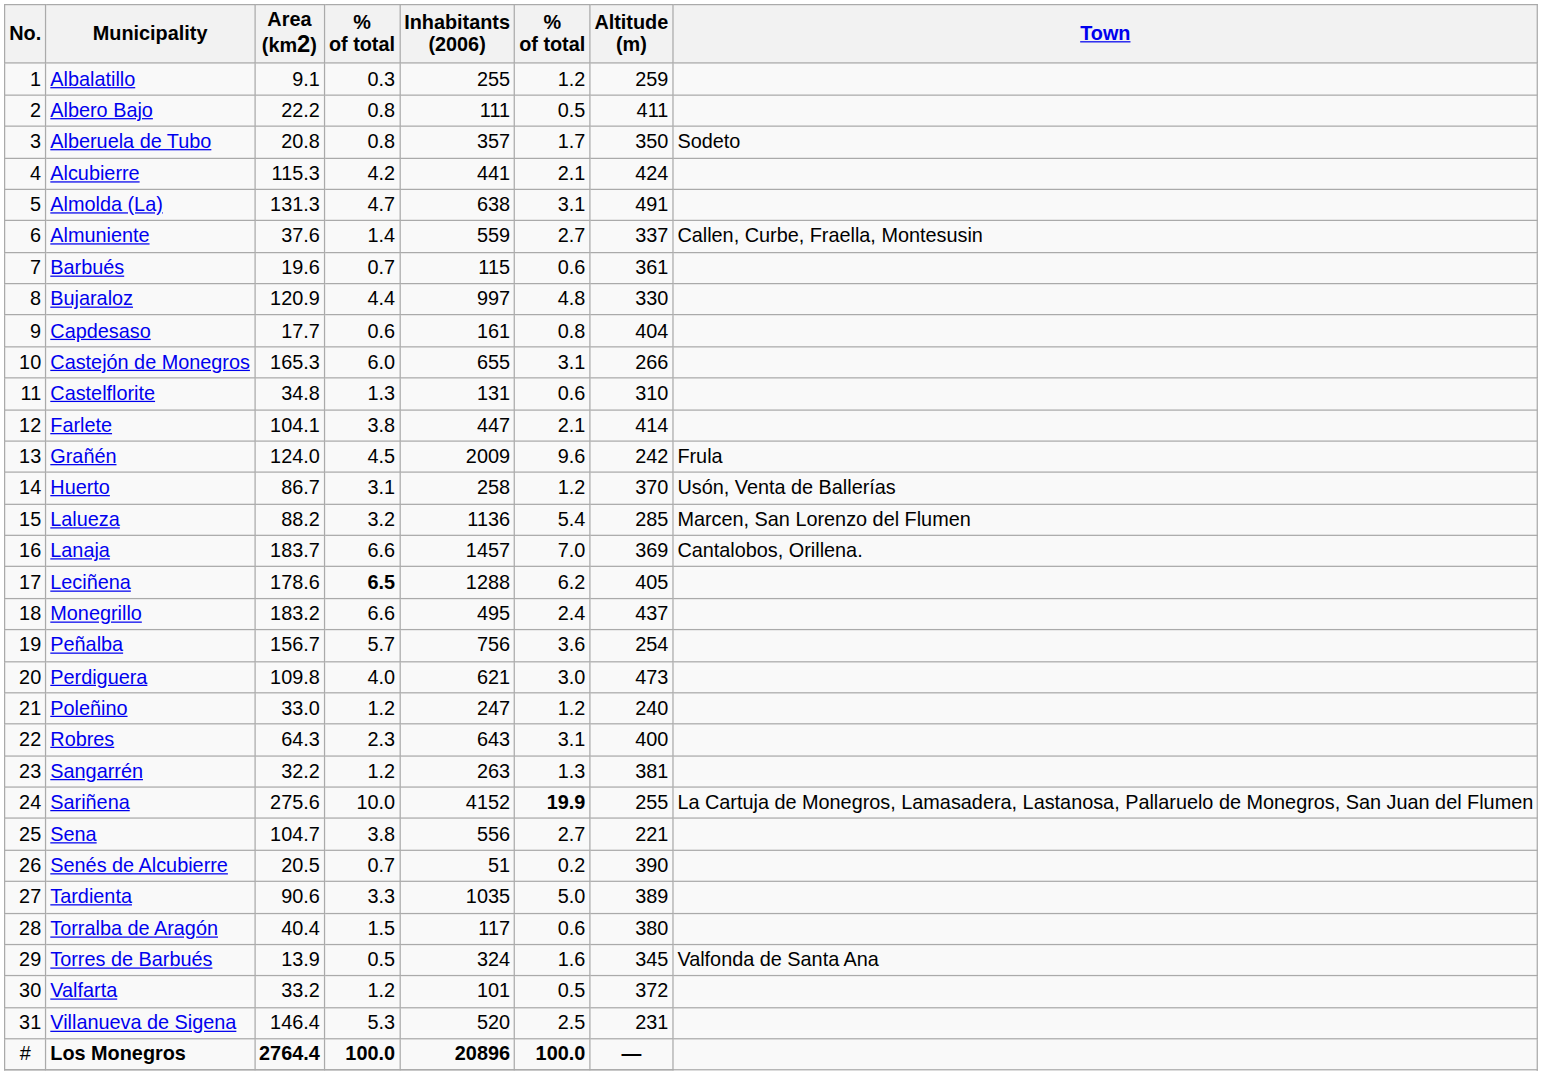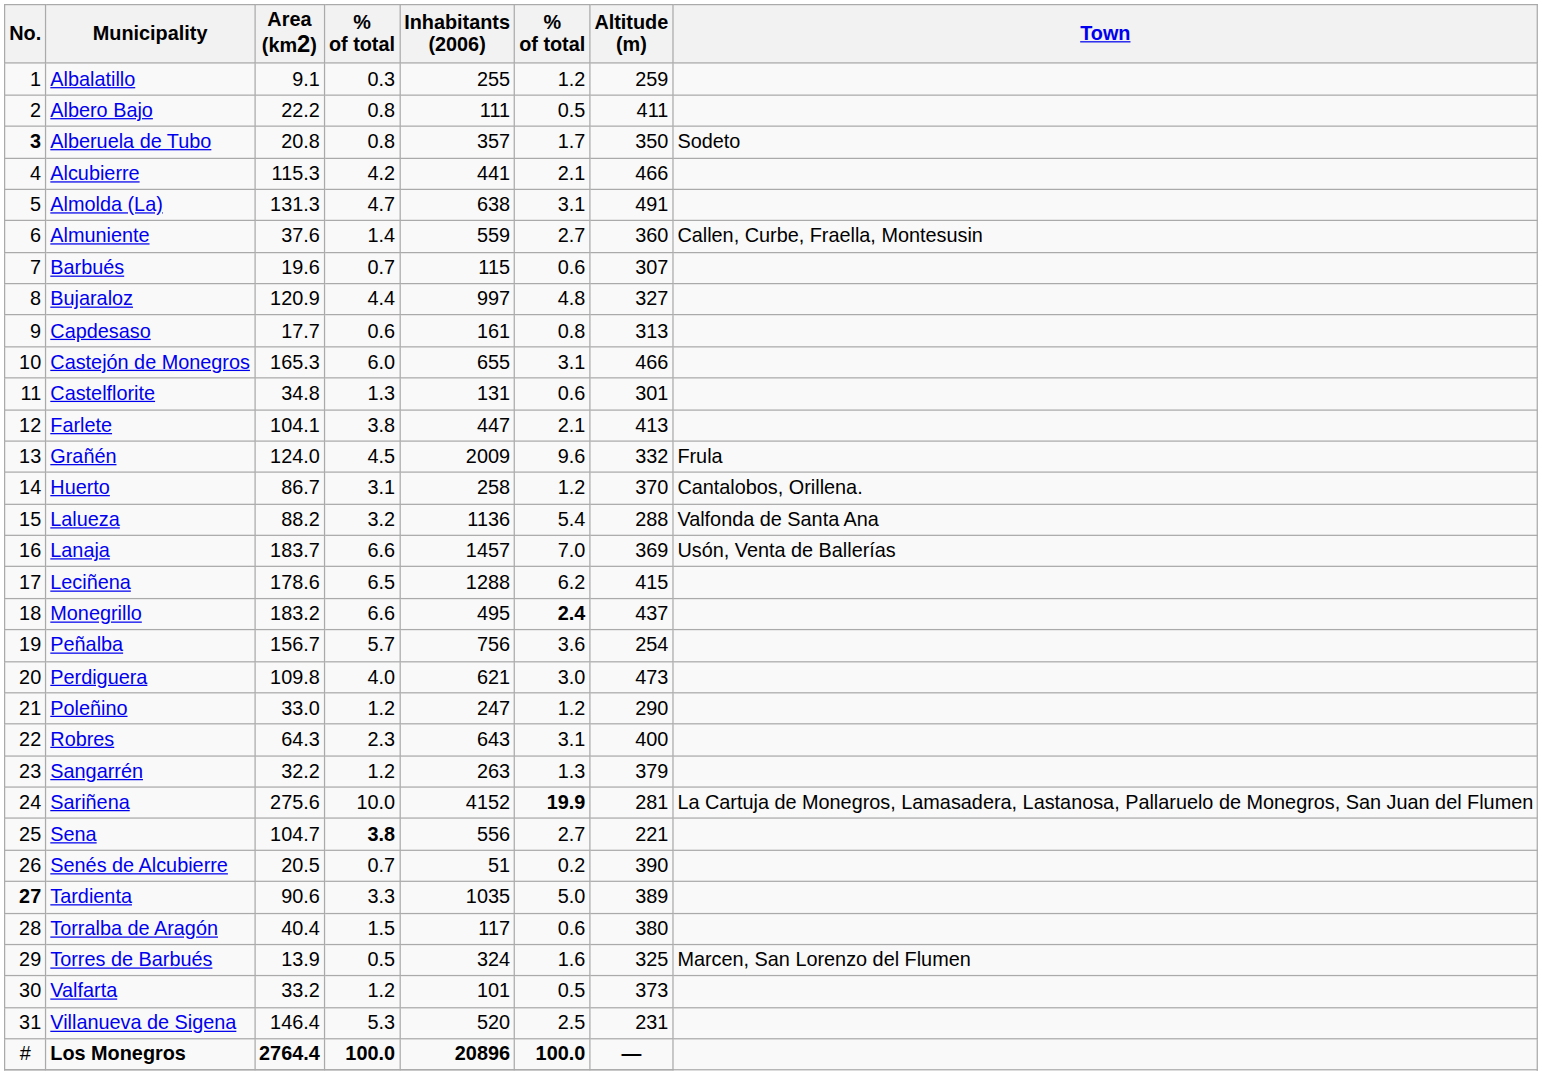(36, 141) normal -> (36, 141) bold
(652, 173) 424 -> (652, 173) 466
(652, 236) 337 -> (652, 236) 360
(652, 267) 361 -> (652, 267) 307
(652, 299) 330 -> (652, 299) 327
(652, 330) 404 -> (652, 330) 313
(652, 362) 266 -> (652, 362) 466
(652, 393) 310 -> (652, 393) 301
(652, 425) 414 -> (652, 425) 413
(652, 456) 242 -> (652, 456) 332
(787, 488) Usón, Venta de Ballerías -> (770, 488) Cantalobos, Orillena.
(652, 519) 285 -> (652, 519) 288
(824, 519) Marcen, San Lorenzo del Flumen -> (778, 519) Valfonda de Santa Ana
(770, 550) Cantalobos, Orillena. -> (787, 550) Usón, Venta de Ballerías
(381, 582) bold -> (381, 582) normal
(652, 582) 405 -> (652, 582) 415
(571, 613) normal -> (571, 613) bold
(652, 708) 240 -> (652, 708) 290
(652, 771) 381 -> (652, 771) 379
(652, 802) 255 -> (652, 802) 281
(381, 834) normal -> (381, 834) bold
(30, 897) normal -> (30, 897) bold
(652, 959) 345 -> (652, 959) 325
(778, 959) Valfonda de Santa Ana -> (824, 959) Marcen, San Lorenzo del Flumen
(652, 991) 372 -> (652, 991) 373
